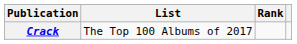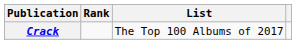columns swapped: (168, 13) <-> (271, 13)
